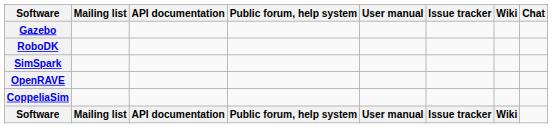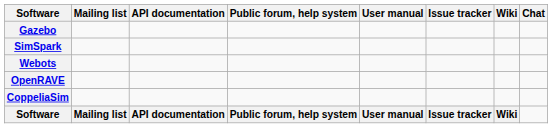- row: (38, 46)
+ row: (38, 63)
